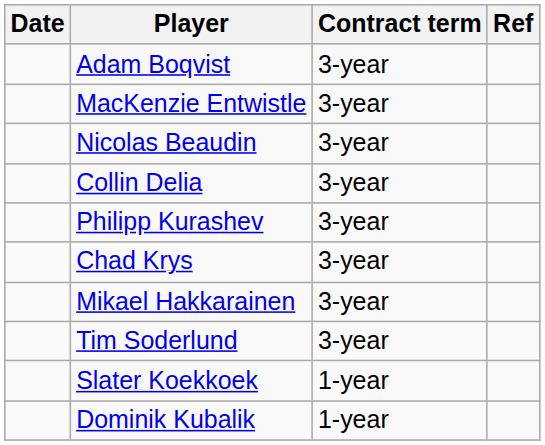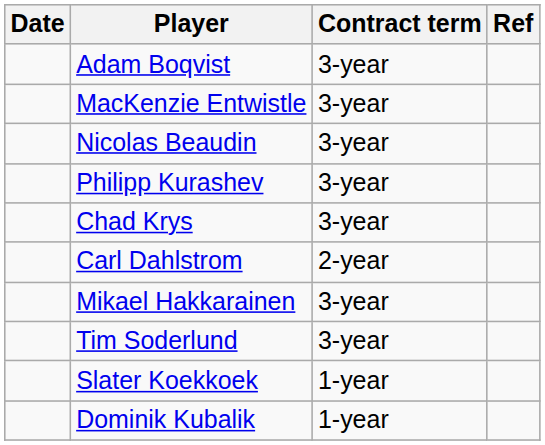- row: (139, 182)
+ row: (159, 261)
